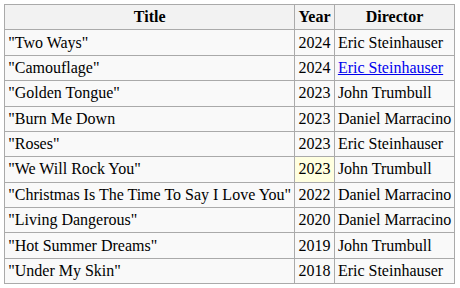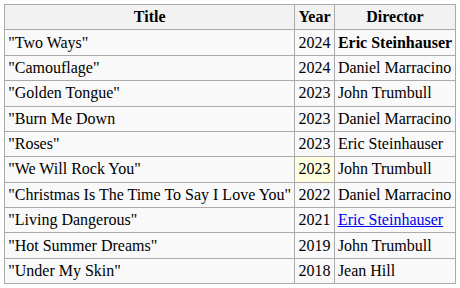(391, 42) normal -> (395, 42) bold
(391, 67) Eric Steinhauser -> (395, 67) Daniel Marracino
(314, 220) 2020 -> (314, 220) 2021
(395, 220) Daniel Marracino -> (391, 220) Eric Steinhauser
(391, 270) Eric Steinhauser -> (367, 270) Jean Hill
